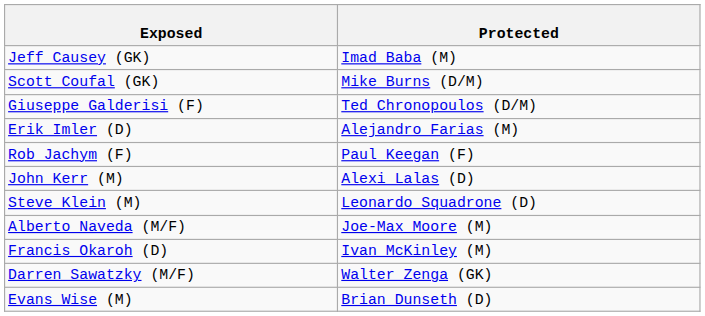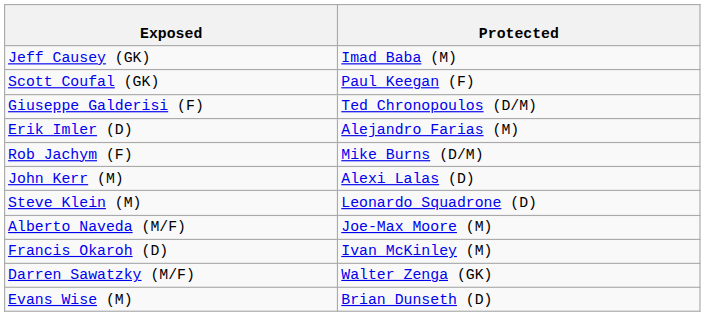(412, 82) Mike Burns (D/M) -> (408, 82) Paul Keegan (F)
(408, 155) Paul Keegan (F) -> (412, 155) Mike Burns (D/M)
